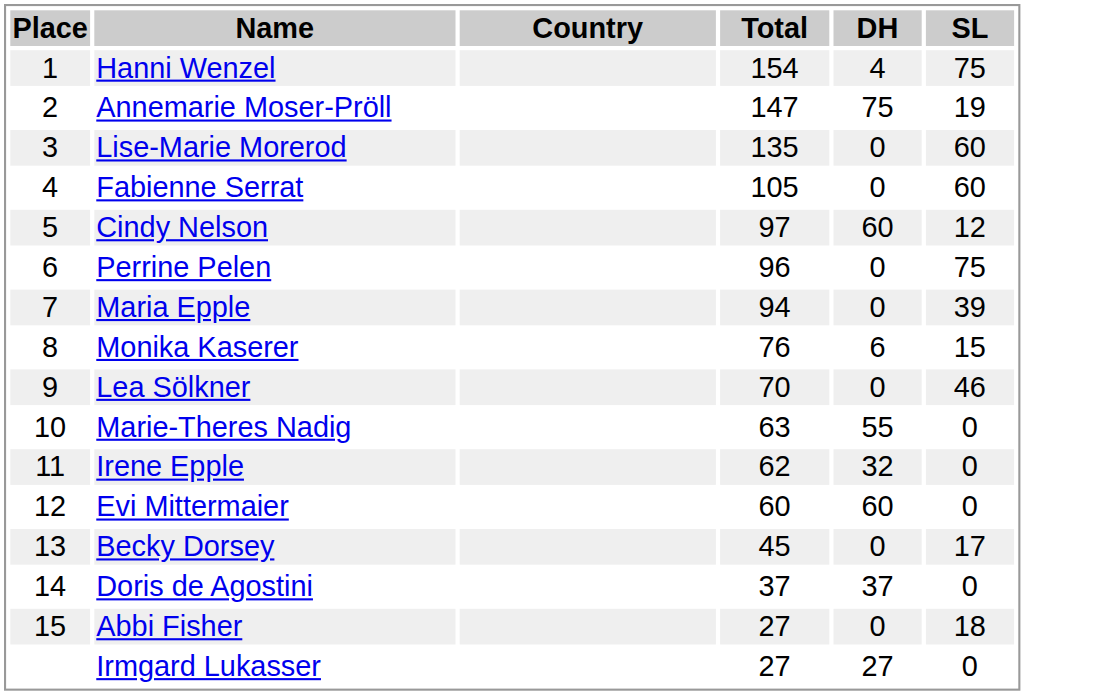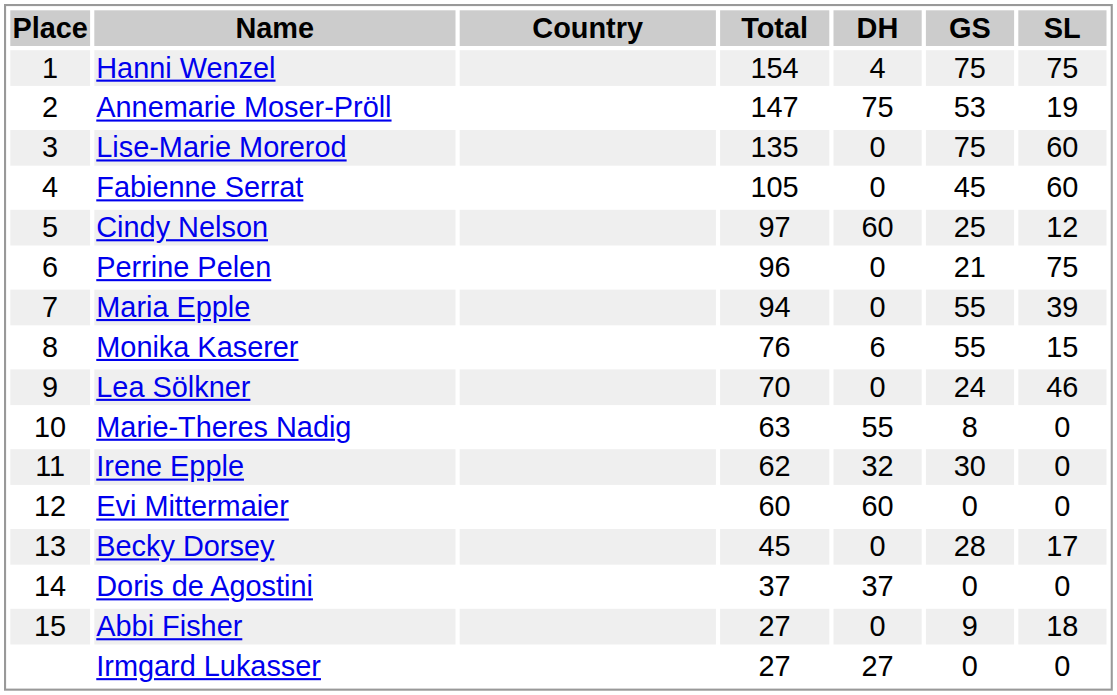+ column: (970, 28)
